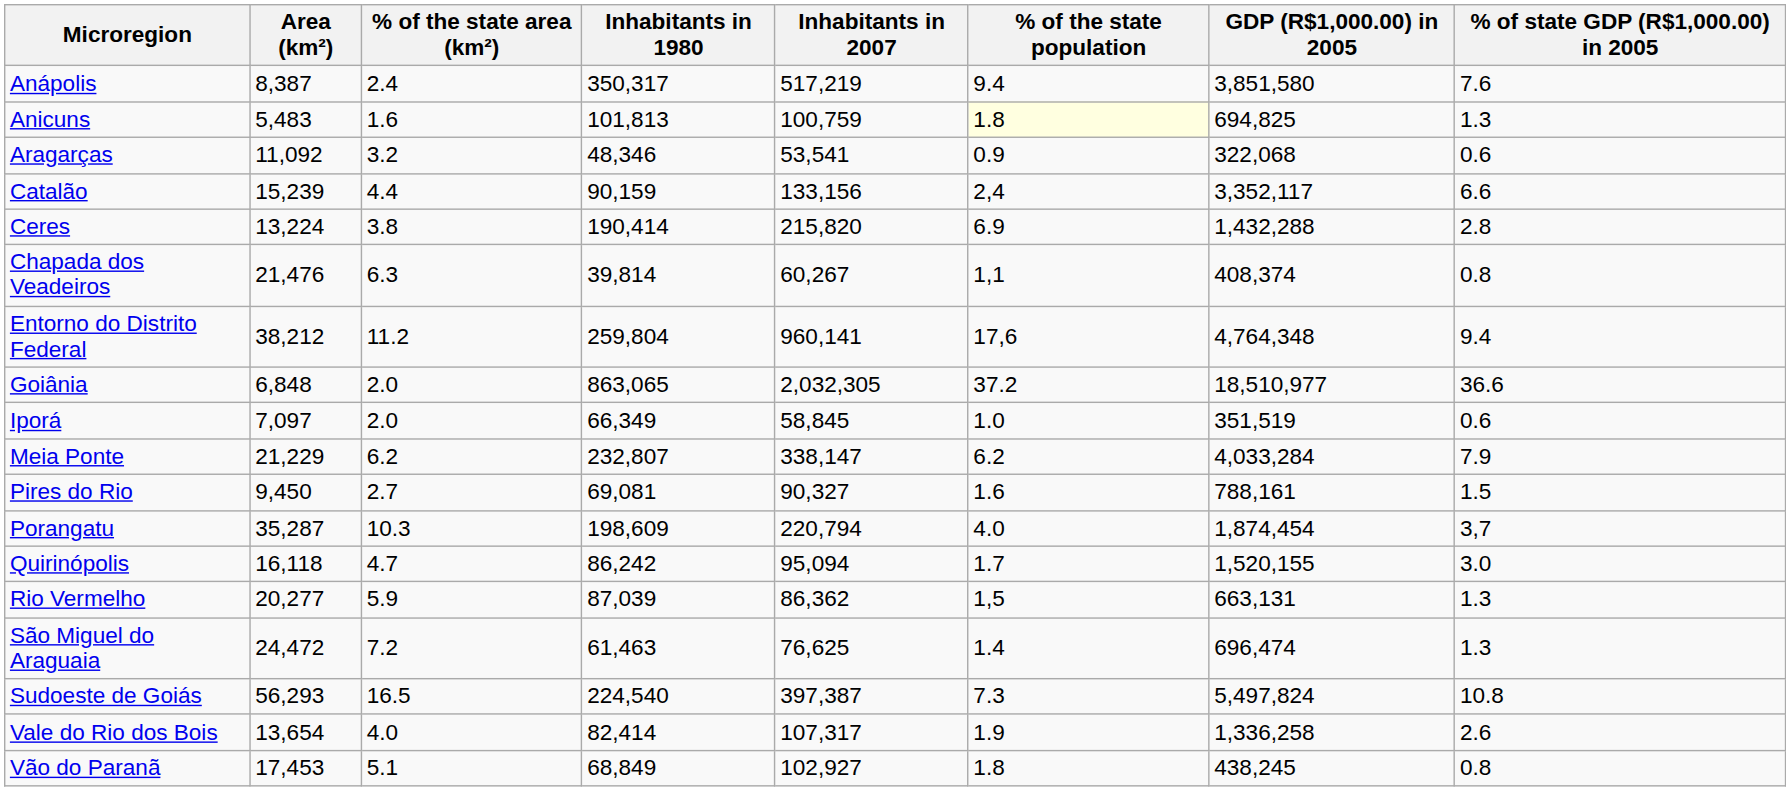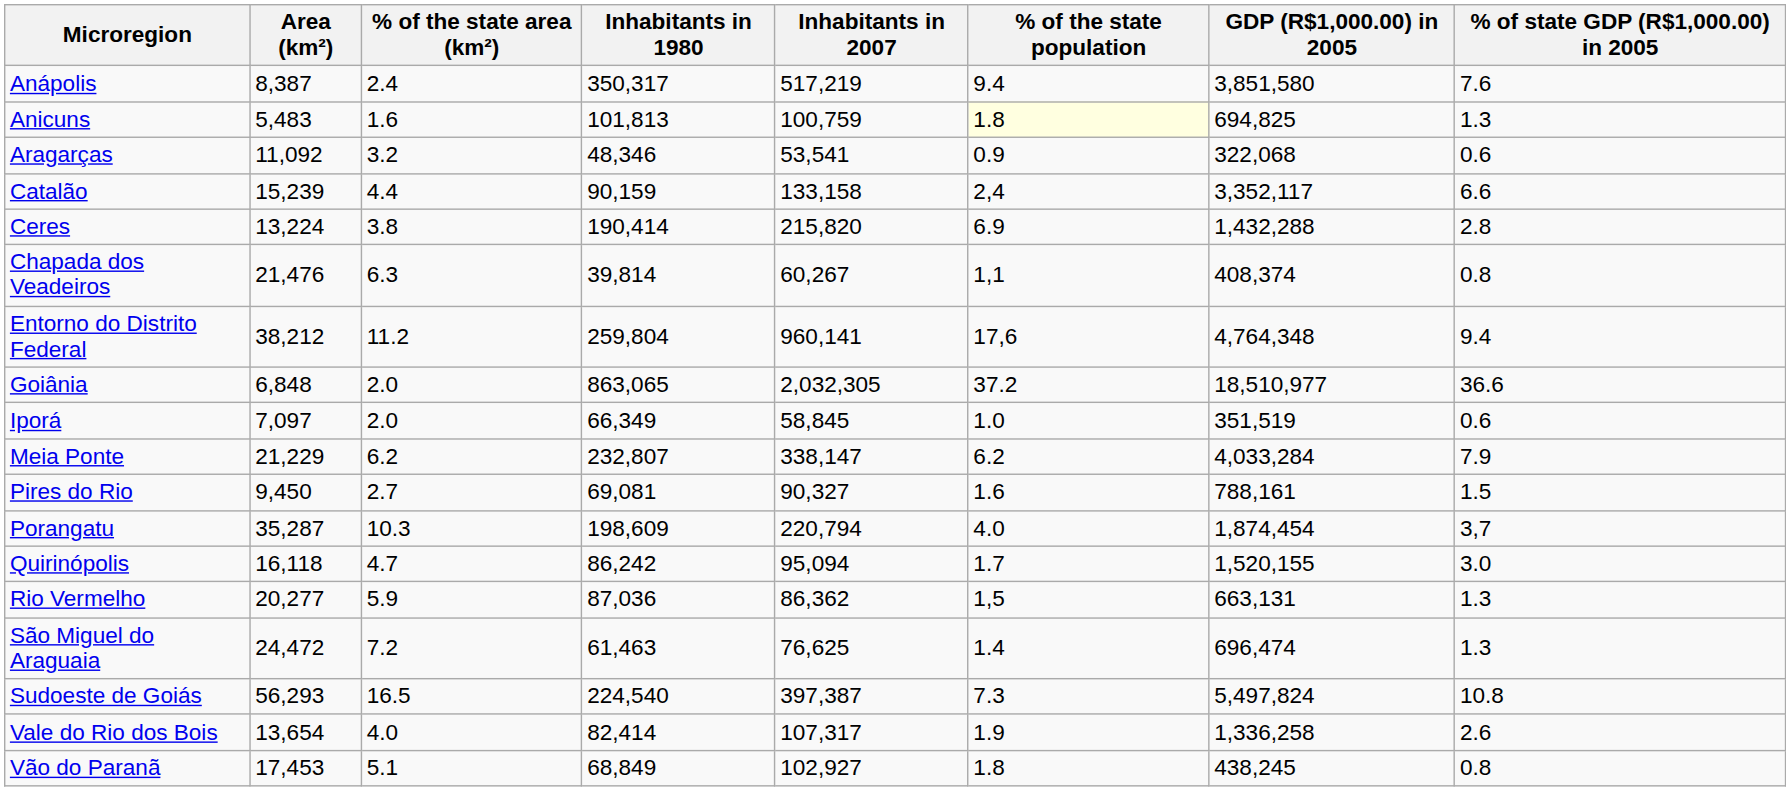(821, 190) 133,156 -> (821, 190) 133,158
(622, 599) 87,039 -> (622, 599) 87,036
